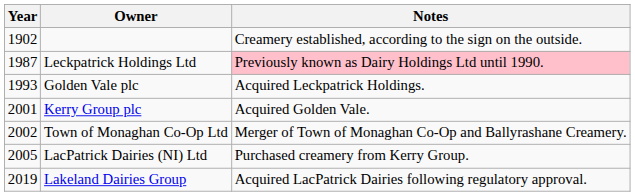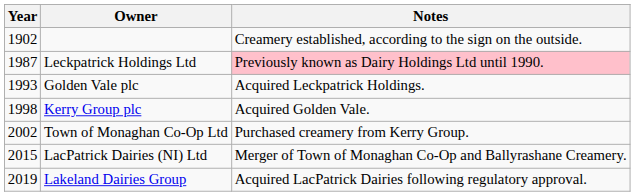(23, 109) 2001 -> (23, 109) 1998
(431, 132) Merger of Town of Monaghan Co-Op and Ballyrashane Creamery. -> (352, 132) Purchased creamery from Kerry Group.
(23, 156) 2005 -> (23, 156) 2015
(352, 156) Purchased creamery from Kerry Group. -> (431, 156) Merger of Town of Monaghan Co-Op and Ballyrashane Creamery.
